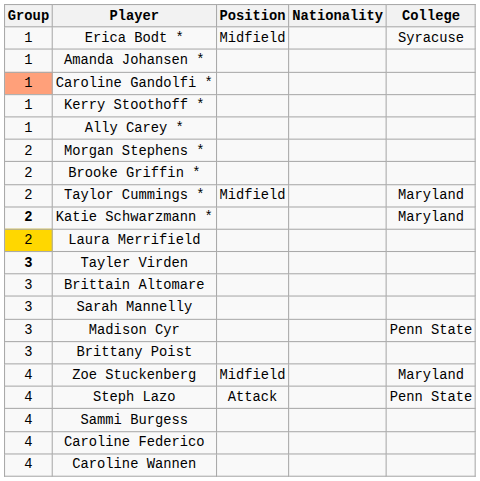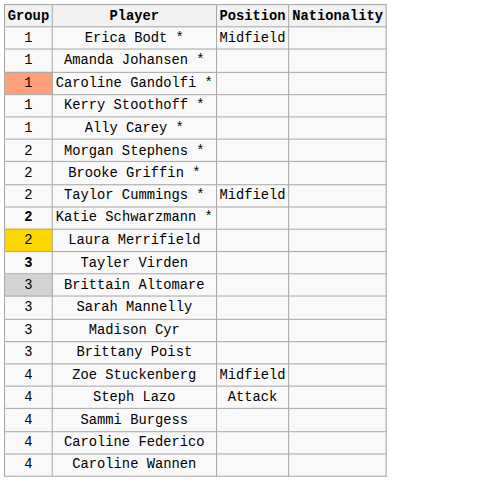- column: (431, 16)
(28, 285) no background -> (28, 285) lightgrey background
